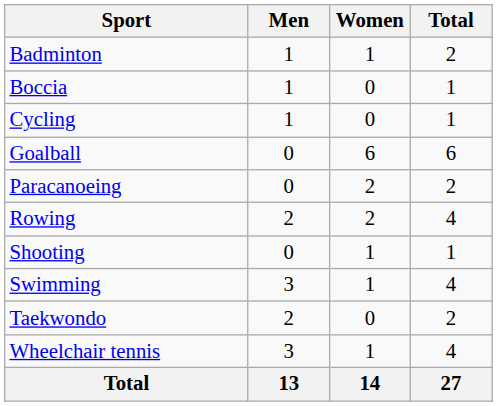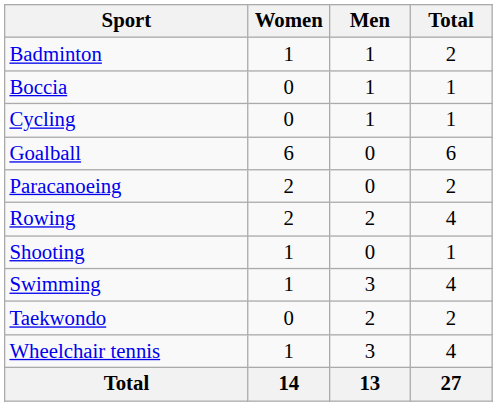columns swapped: (289, 20) <-> (370, 20)
